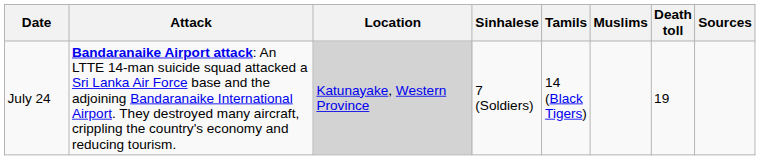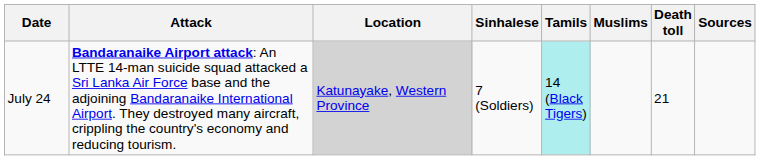(566, 98) no background -> (566, 98) paleturquoise background
(662, 98) 19 -> (662, 98) 21
